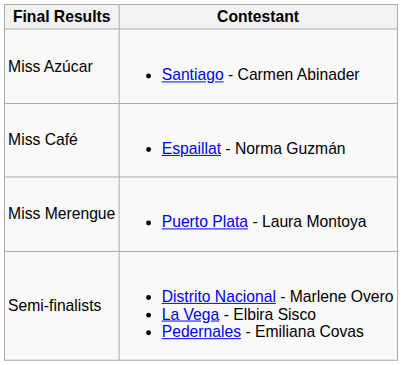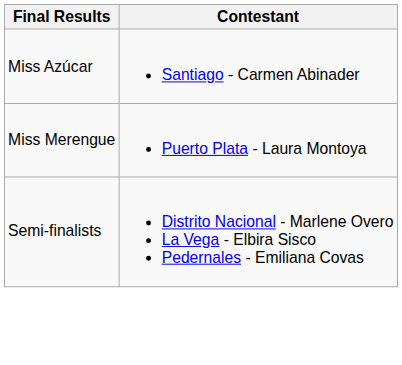- row: (43, 140)
